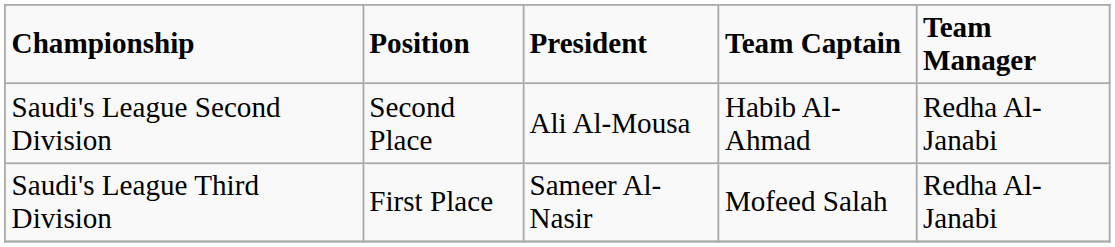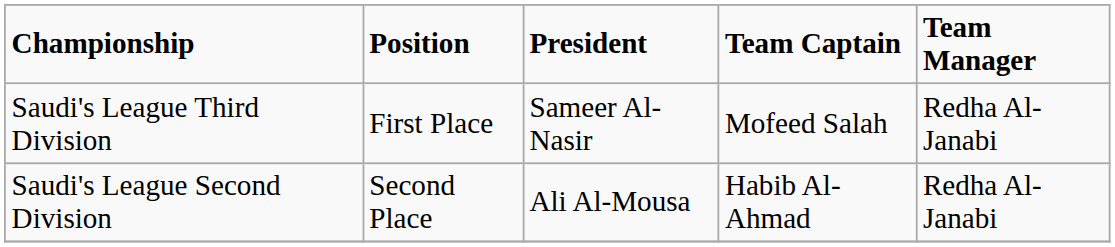rows swapped: (135, 201) <-> (146, 122)
